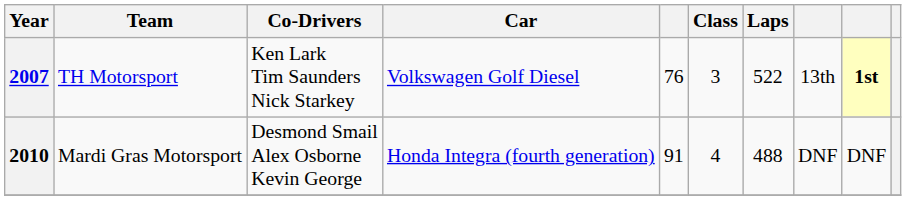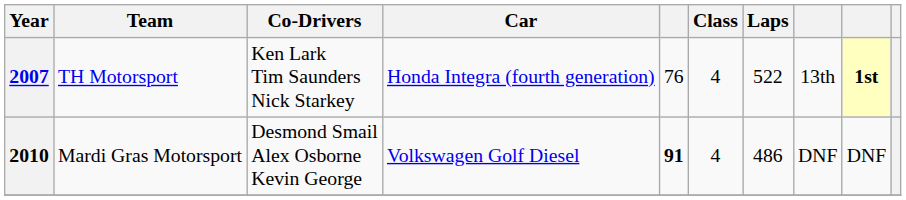(483, 76) Volkswagen Golf Diesel -> (521, 76) Honda Integra (fourth generation)
(715, 76) 3 -> (715, 76) 4
(521, 156) Honda Integra (fourth generation) -> (483, 156) Volkswagen Golf Diesel
(674, 156) normal -> (674, 156) bold
(768, 156) 488 -> (768, 156) 486
